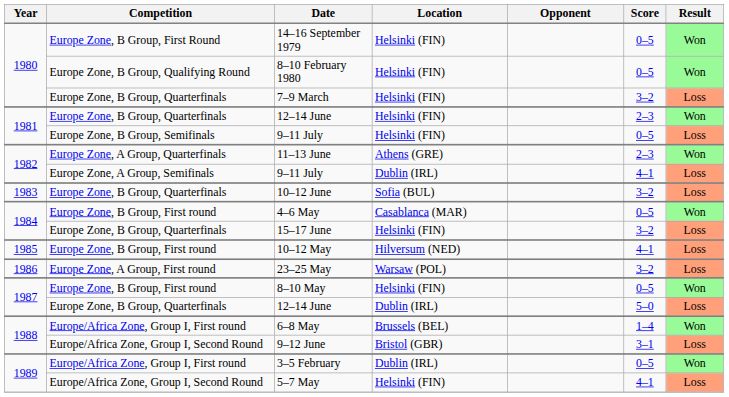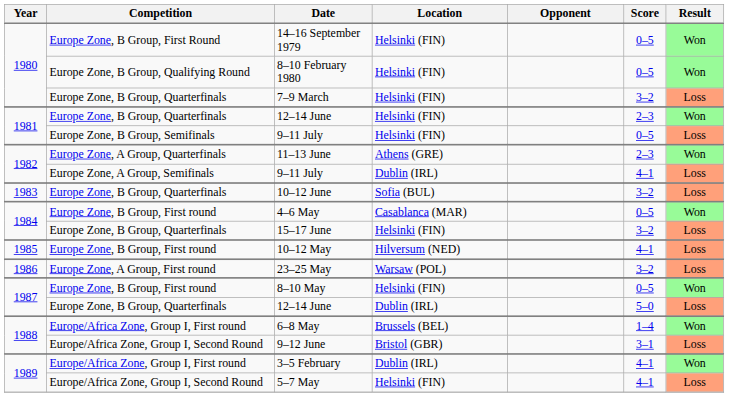(645, 363) 0–5 -> (645, 363) 4–1
